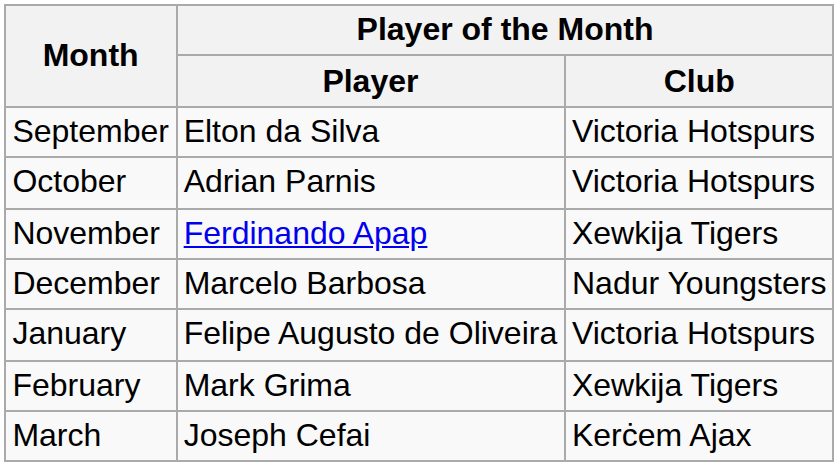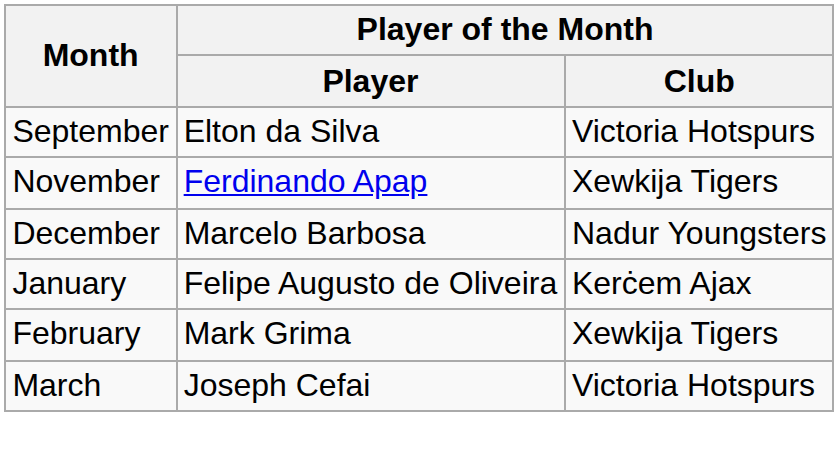- row: (69, 182)
(694, 334) Victoria Hotspurs -> (662, 283) Kerċem Ajax
(662, 435) Kerċem Ajax -> (694, 385) Victoria Hotspurs
